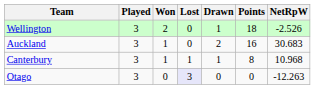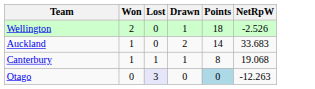- column: (136, 12)
(252, 44) 16 -> (218, 44) 14
(289, 44) 30.683 -> (255, 44) 33.683
(289, 60) 10.968 -> (255, 60) 19.068
(252, 76) no background -> (218, 76) lightblue background
